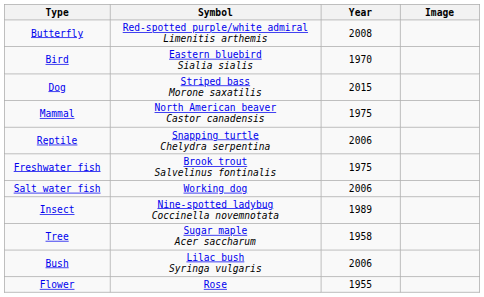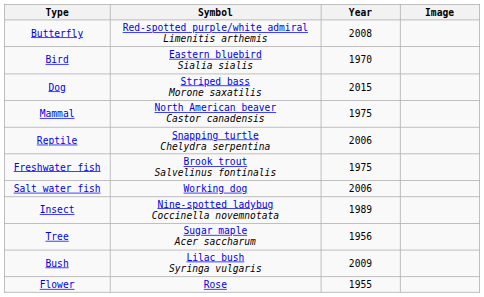(360, 237) 1958 -> (360, 237) 1956
(360, 263) 2006 -> (360, 263) 2009
